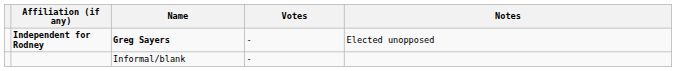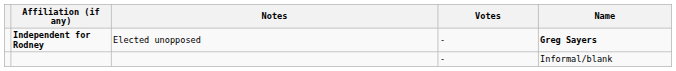columns swapped: (178, 16) <-> (508, 16)
